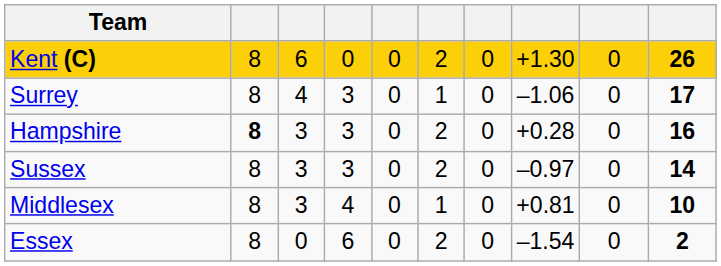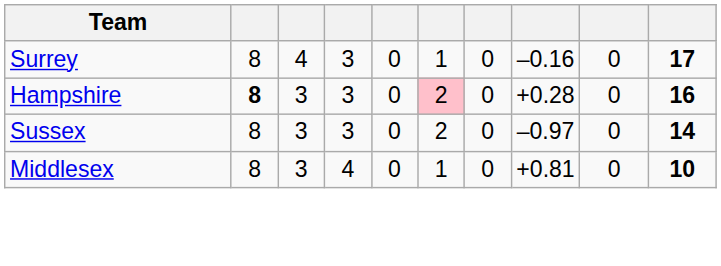- row: (53, 59)
(546, 95) –1.06 -> (546, 59) –0.16
(441, 132) no background -> (441, 95) pink background
- row: (41, 242)
